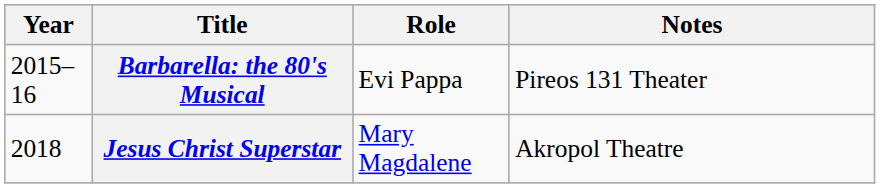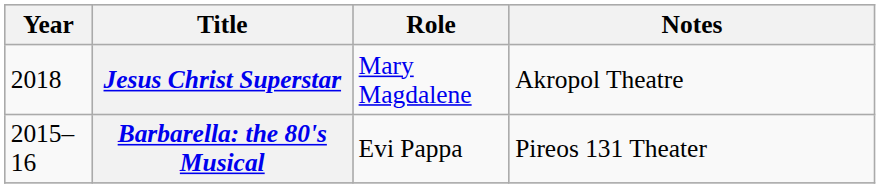rows swapped: (222, 79) <-> (222, 148)
